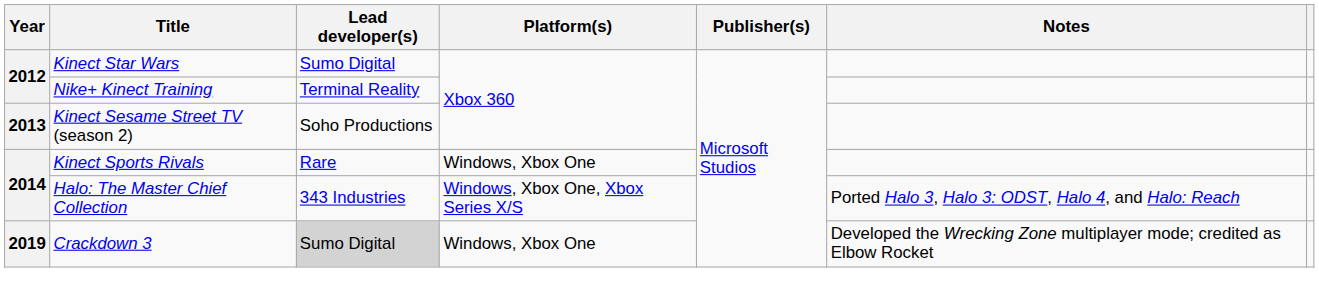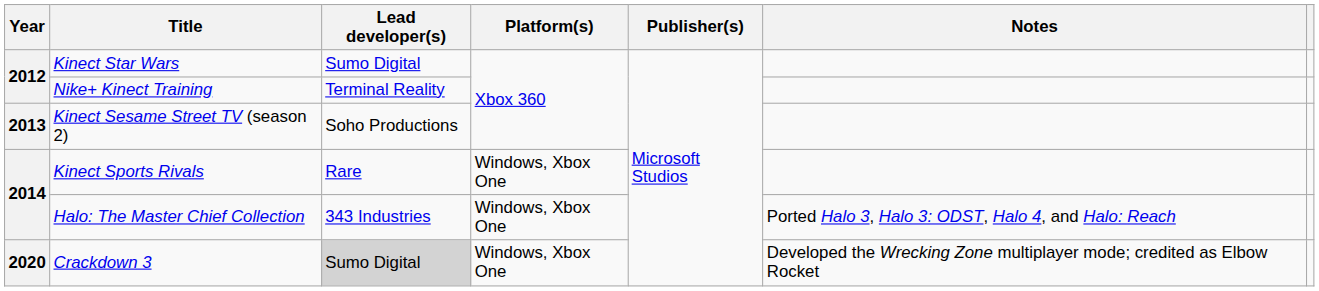(543, 198) Windows, Xbox One, Xbox Series X/S -> (533, 217) Windows, Xbox One
(27, 243) 2019 -> (27, 262) 2020
